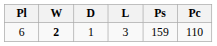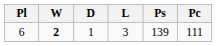(160, 32) 159 -> (160, 32) 139
(195, 32) 110 -> (195, 32) 111
